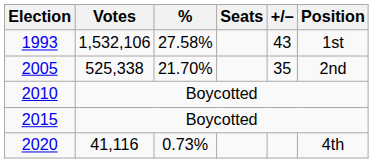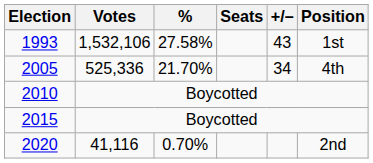(114, 68) 525,338 -> (114, 68) 525,336
(282, 68) 35 -> (282, 68) 34
(333, 68) 2nd -> (333, 68) 4th
(185, 145) 0.73% -> (185, 145) 0.70%
(333, 145) 4th -> (333, 145) 2nd
